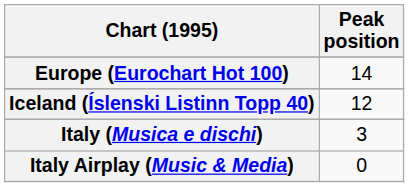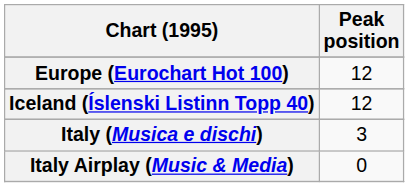(362, 72) 14 -> (362, 72) 12
